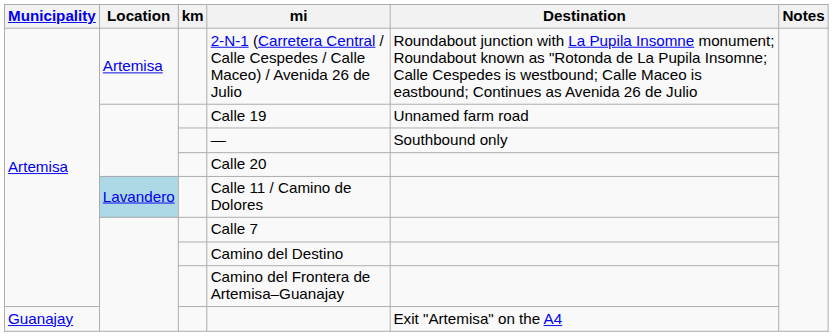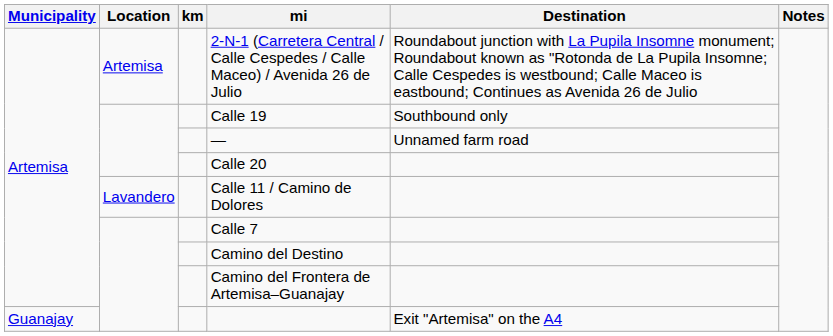(461, 116) Unnamed farm road -> (450, 116) Southbound only
(450, 140) Southbound only -> (461, 140) Unnamed farm road
(139, 196) lightblue background -> (139, 196) no background
